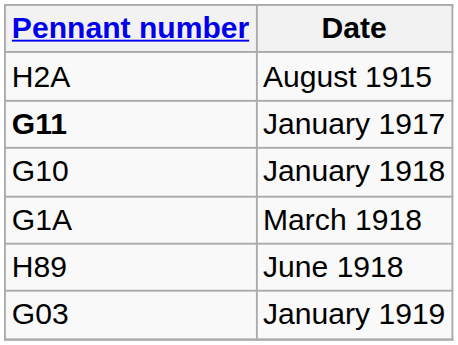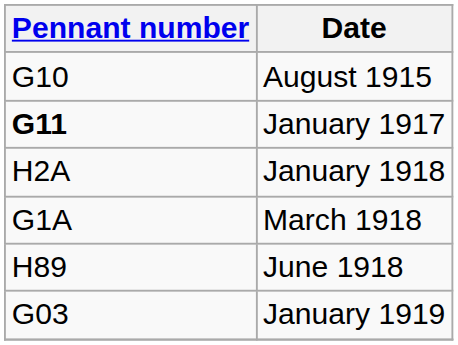(41, 76) H2A -> (40, 76) G10
(40, 171) G10 -> (41, 171) H2A
